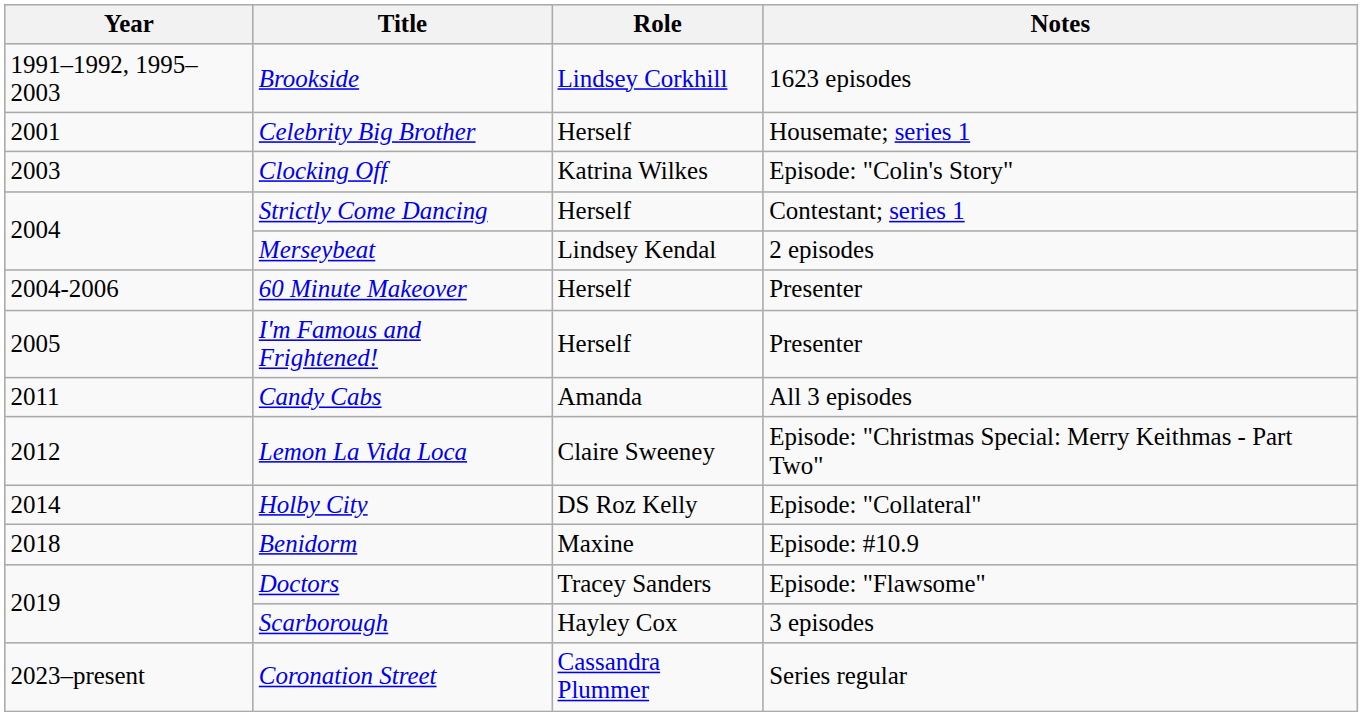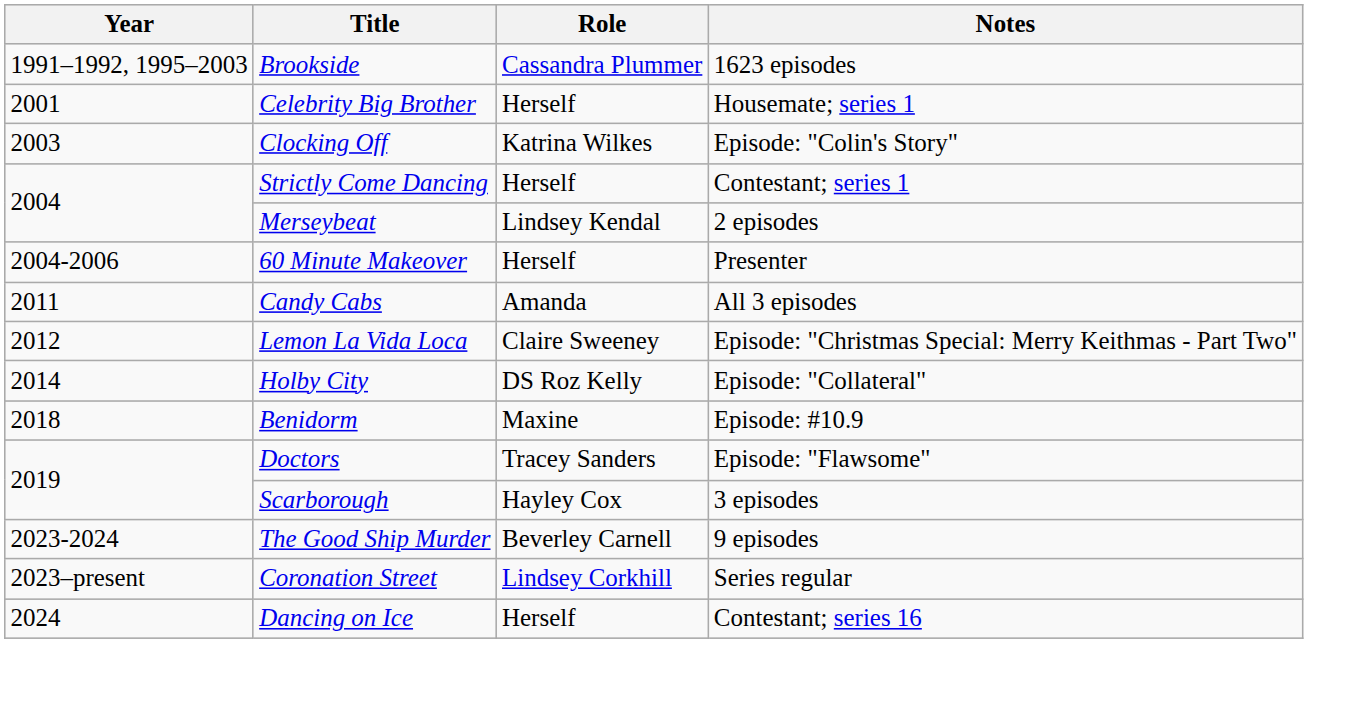(642, 77) Lindsey Corkhill -> (602, 63) Cassandra Plummer
- row: (340, 343)
+ row: (375, 538)
(609, 676) Cassandra Plummer -> (587, 578) Lindsey Corkhill
+ row: (336, 618)
